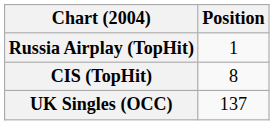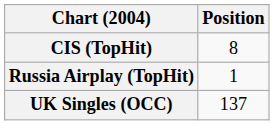rows swapped: (101, 76) <-> (101, 47)
